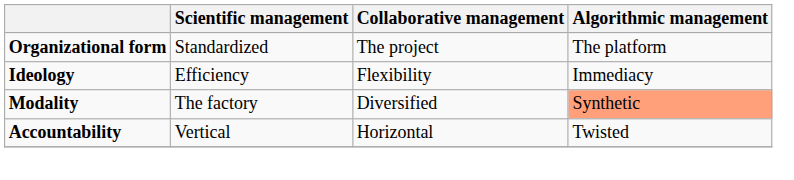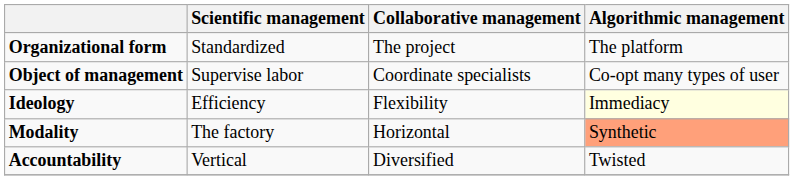+ row: (96, 75)
(613, 75) no background -> (629, 103) lightyellow background
(397, 103) Diversified -> (411, 132) Horizontal
(395, 132) Horizontal -> (413, 160) Diversified
